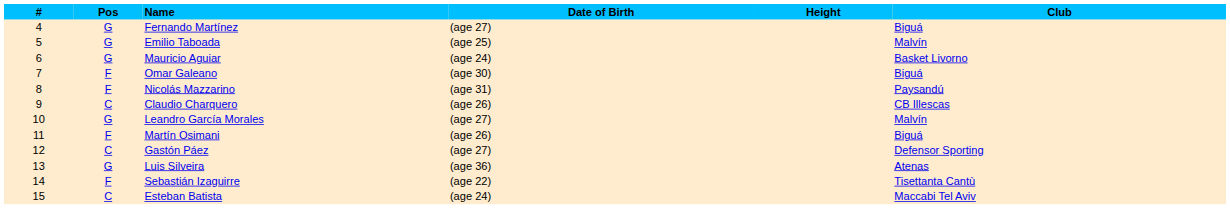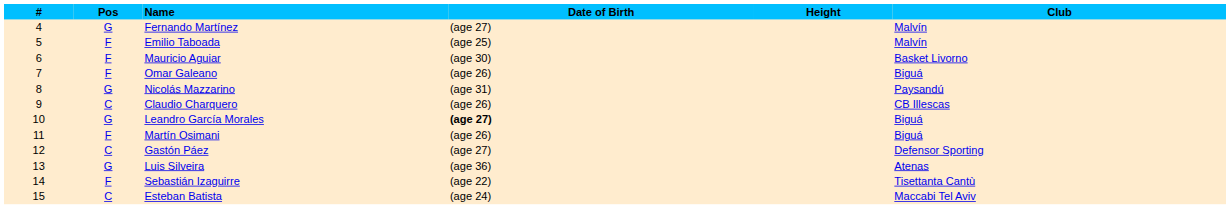(908, 27) Biguá -> (911, 27) Malvín
(108, 42) G -> (108, 42) F
(108, 58) G -> (108, 58) F
(471, 58) (age 24) -> (471, 58) (age 30)
(471, 73) (age 30) -> (471, 73) (age 26)
(108, 89) F -> (108, 89) G
(471, 120) normal -> (471, 120) bold
(911, 120) Malvín -> (908, 120) Biguá
